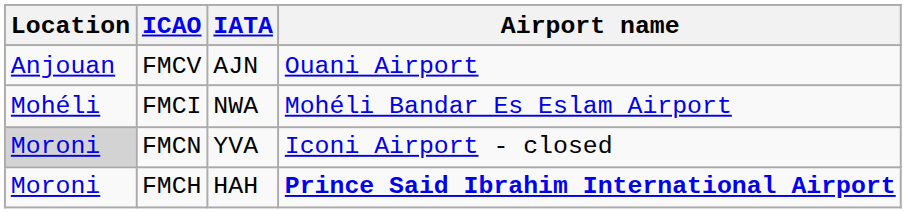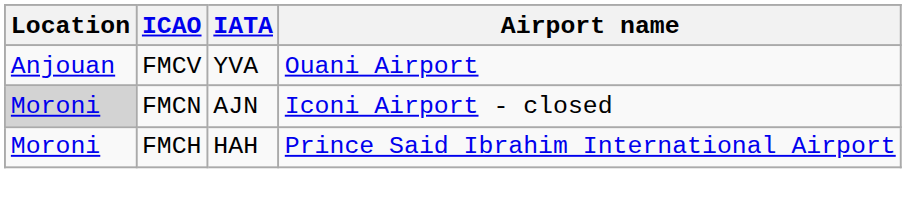(236, 66) AJN -> (236, 66) YVA
- row: (172, 106)
(236, 147) YVA -> (236, 106) AJN
(590, 187) bold -> (590, 147) normal
